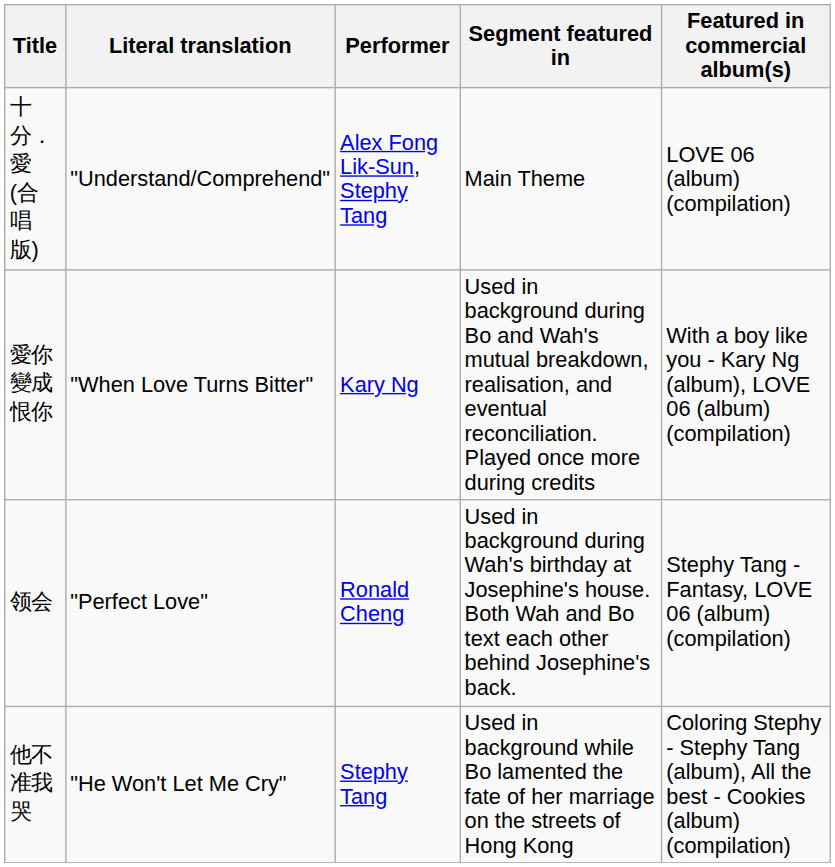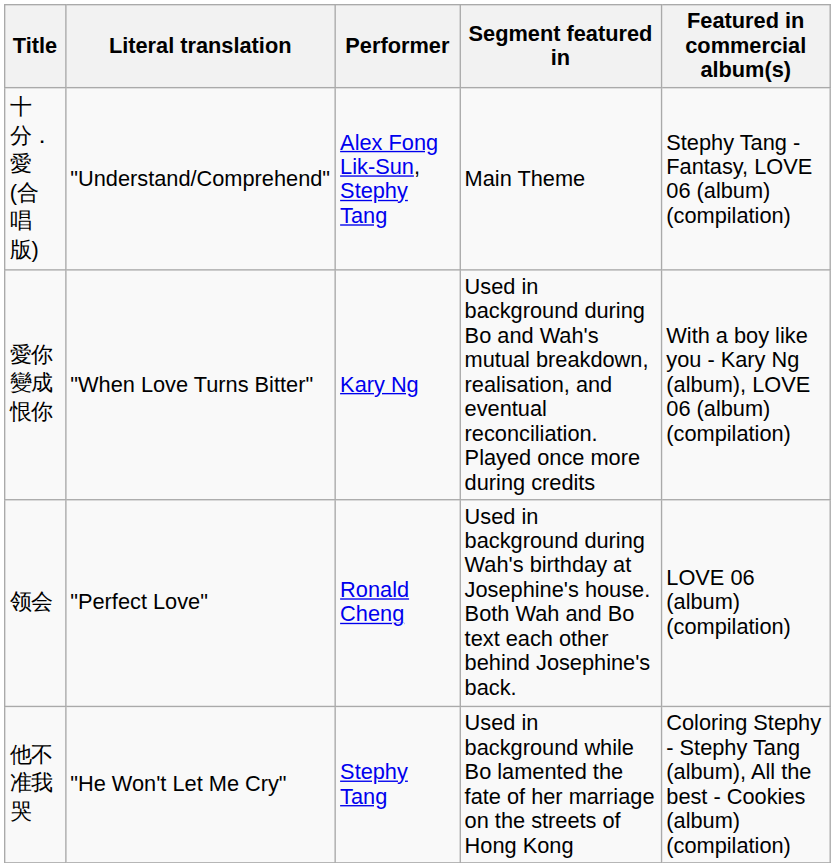(729, 178) LOVE 06 (album) (compilation) -> (739, 178) Stephy Tang - Fantasy, LOVE 06 (album) (compilation)
(739, 602) Stephy Tang - Fantasy, LOVE 06 (album) (compilation) -> (729, 602) LOVE 06 (album) (compilation)
